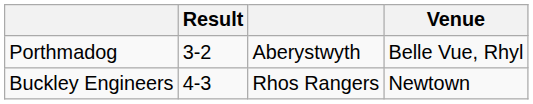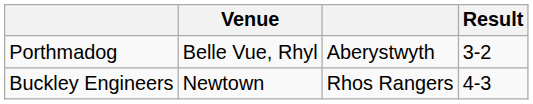columns swapped: (213, 20) <-> (456, 20)
